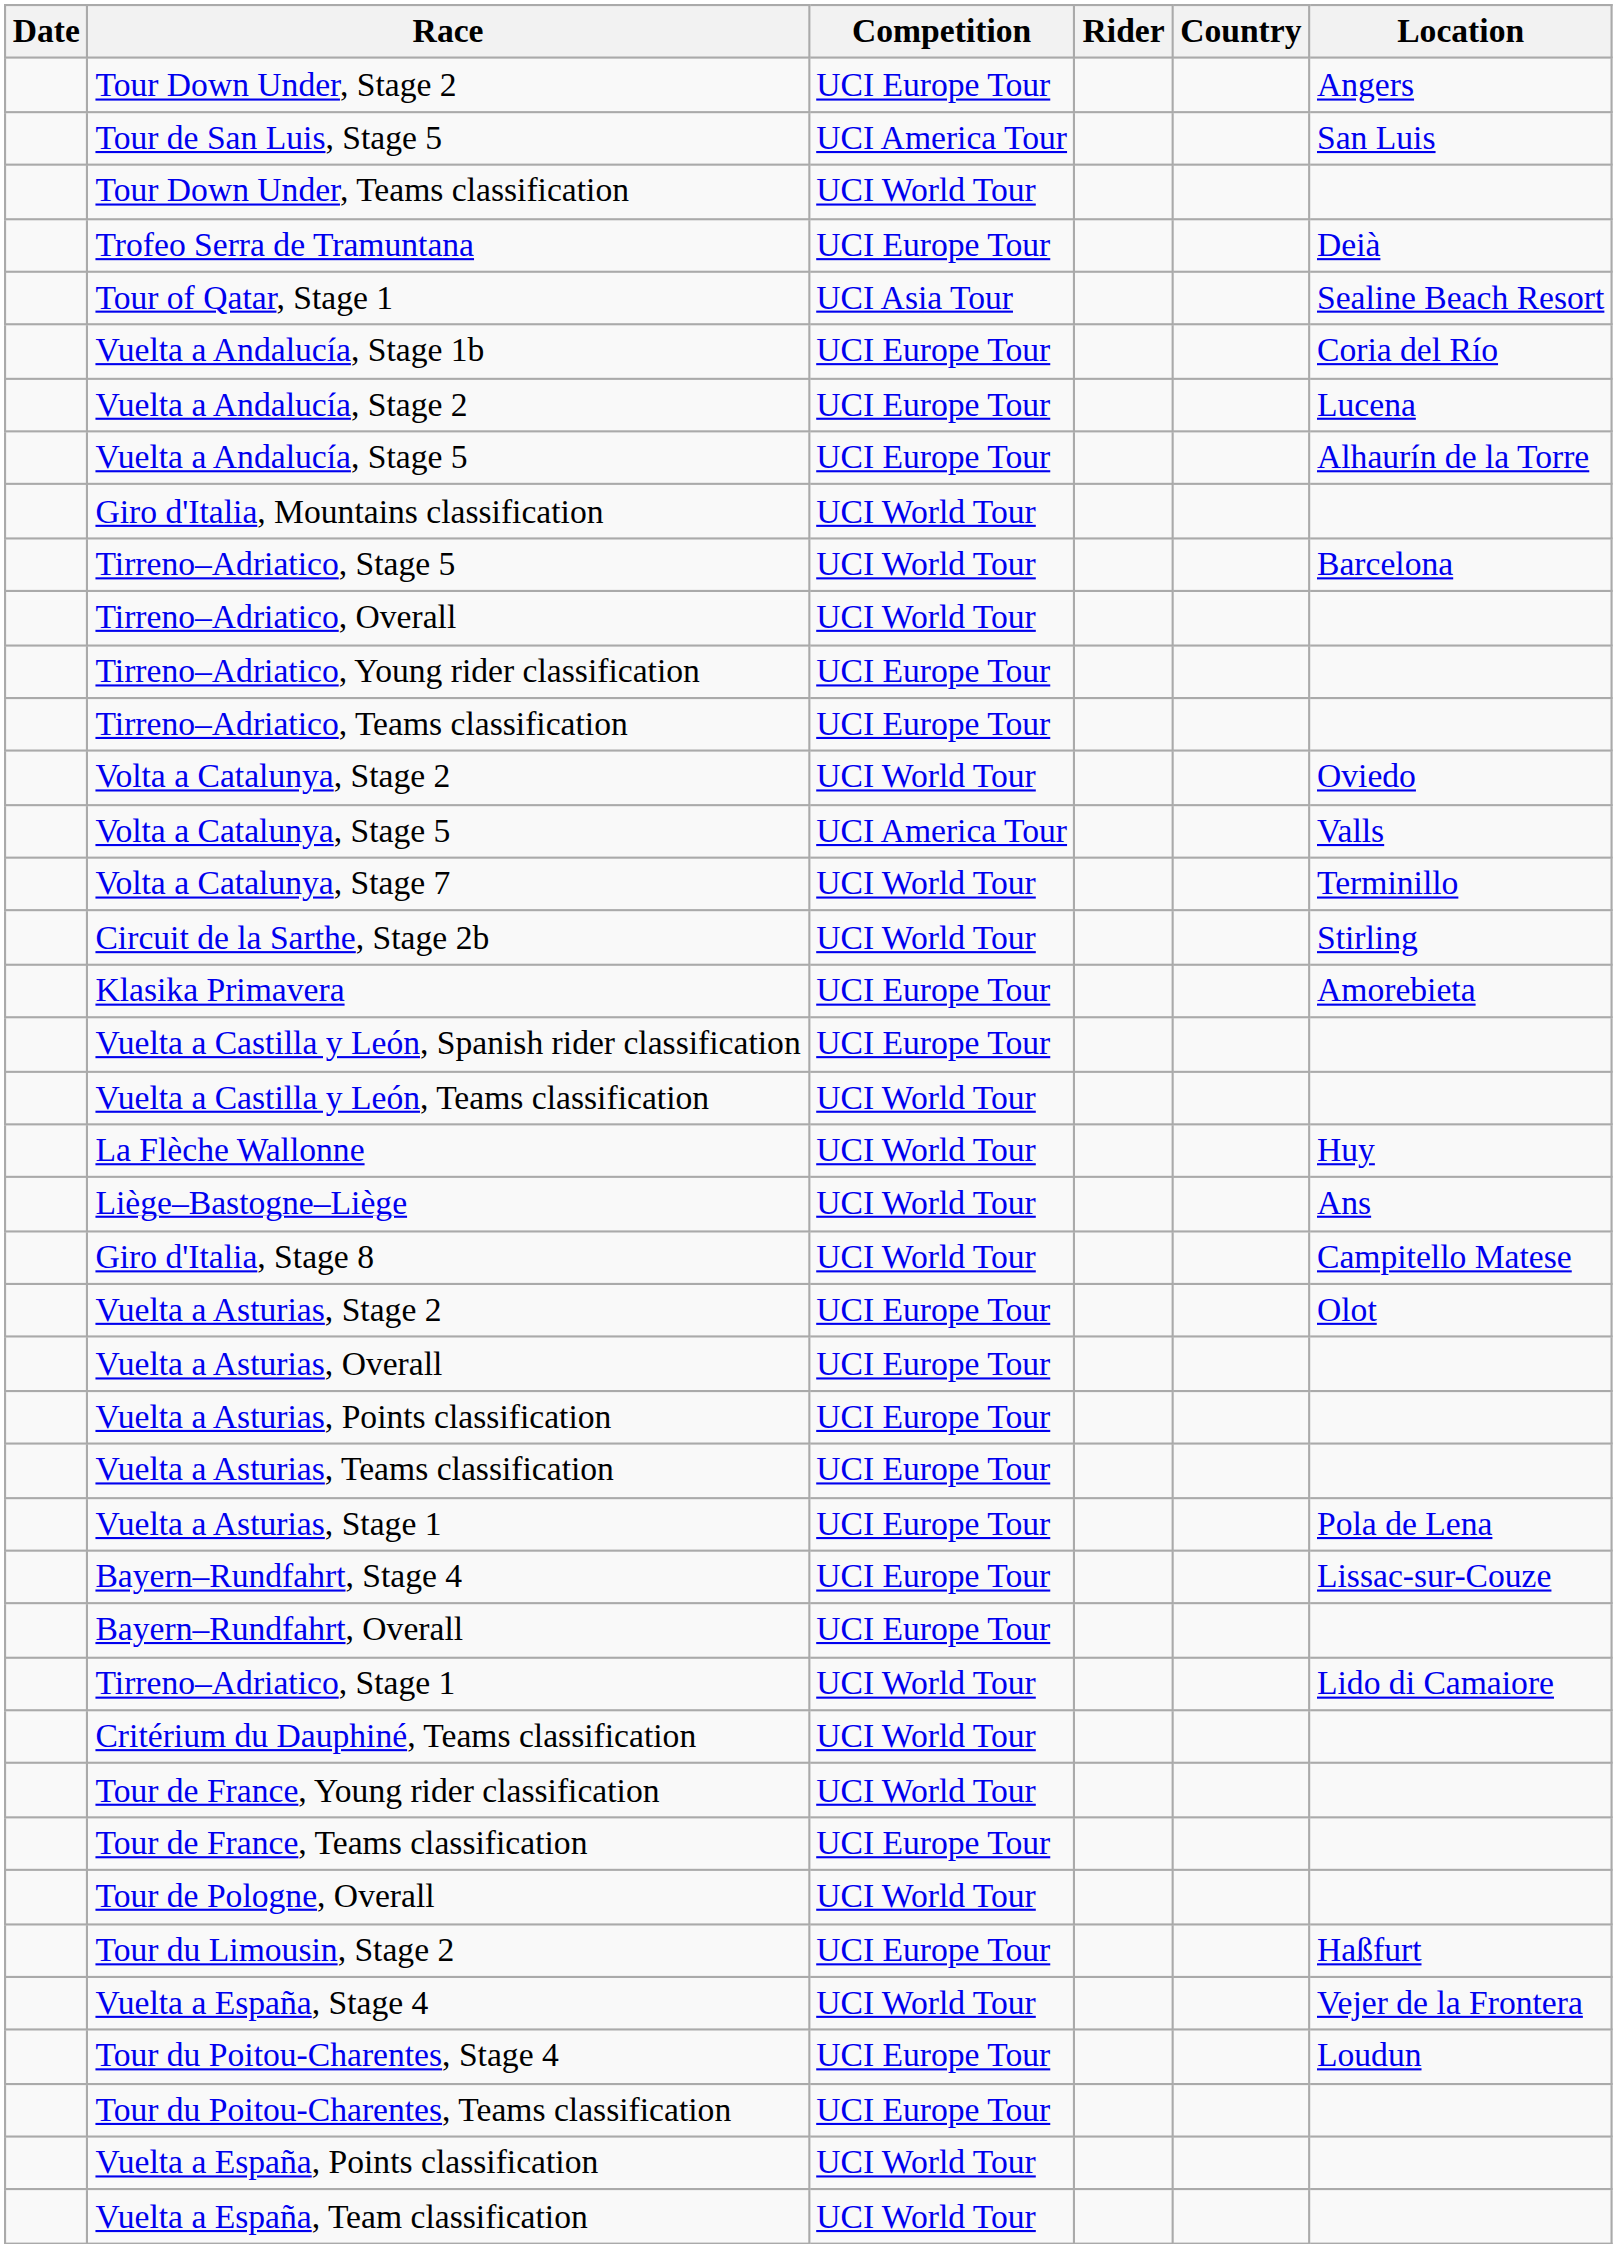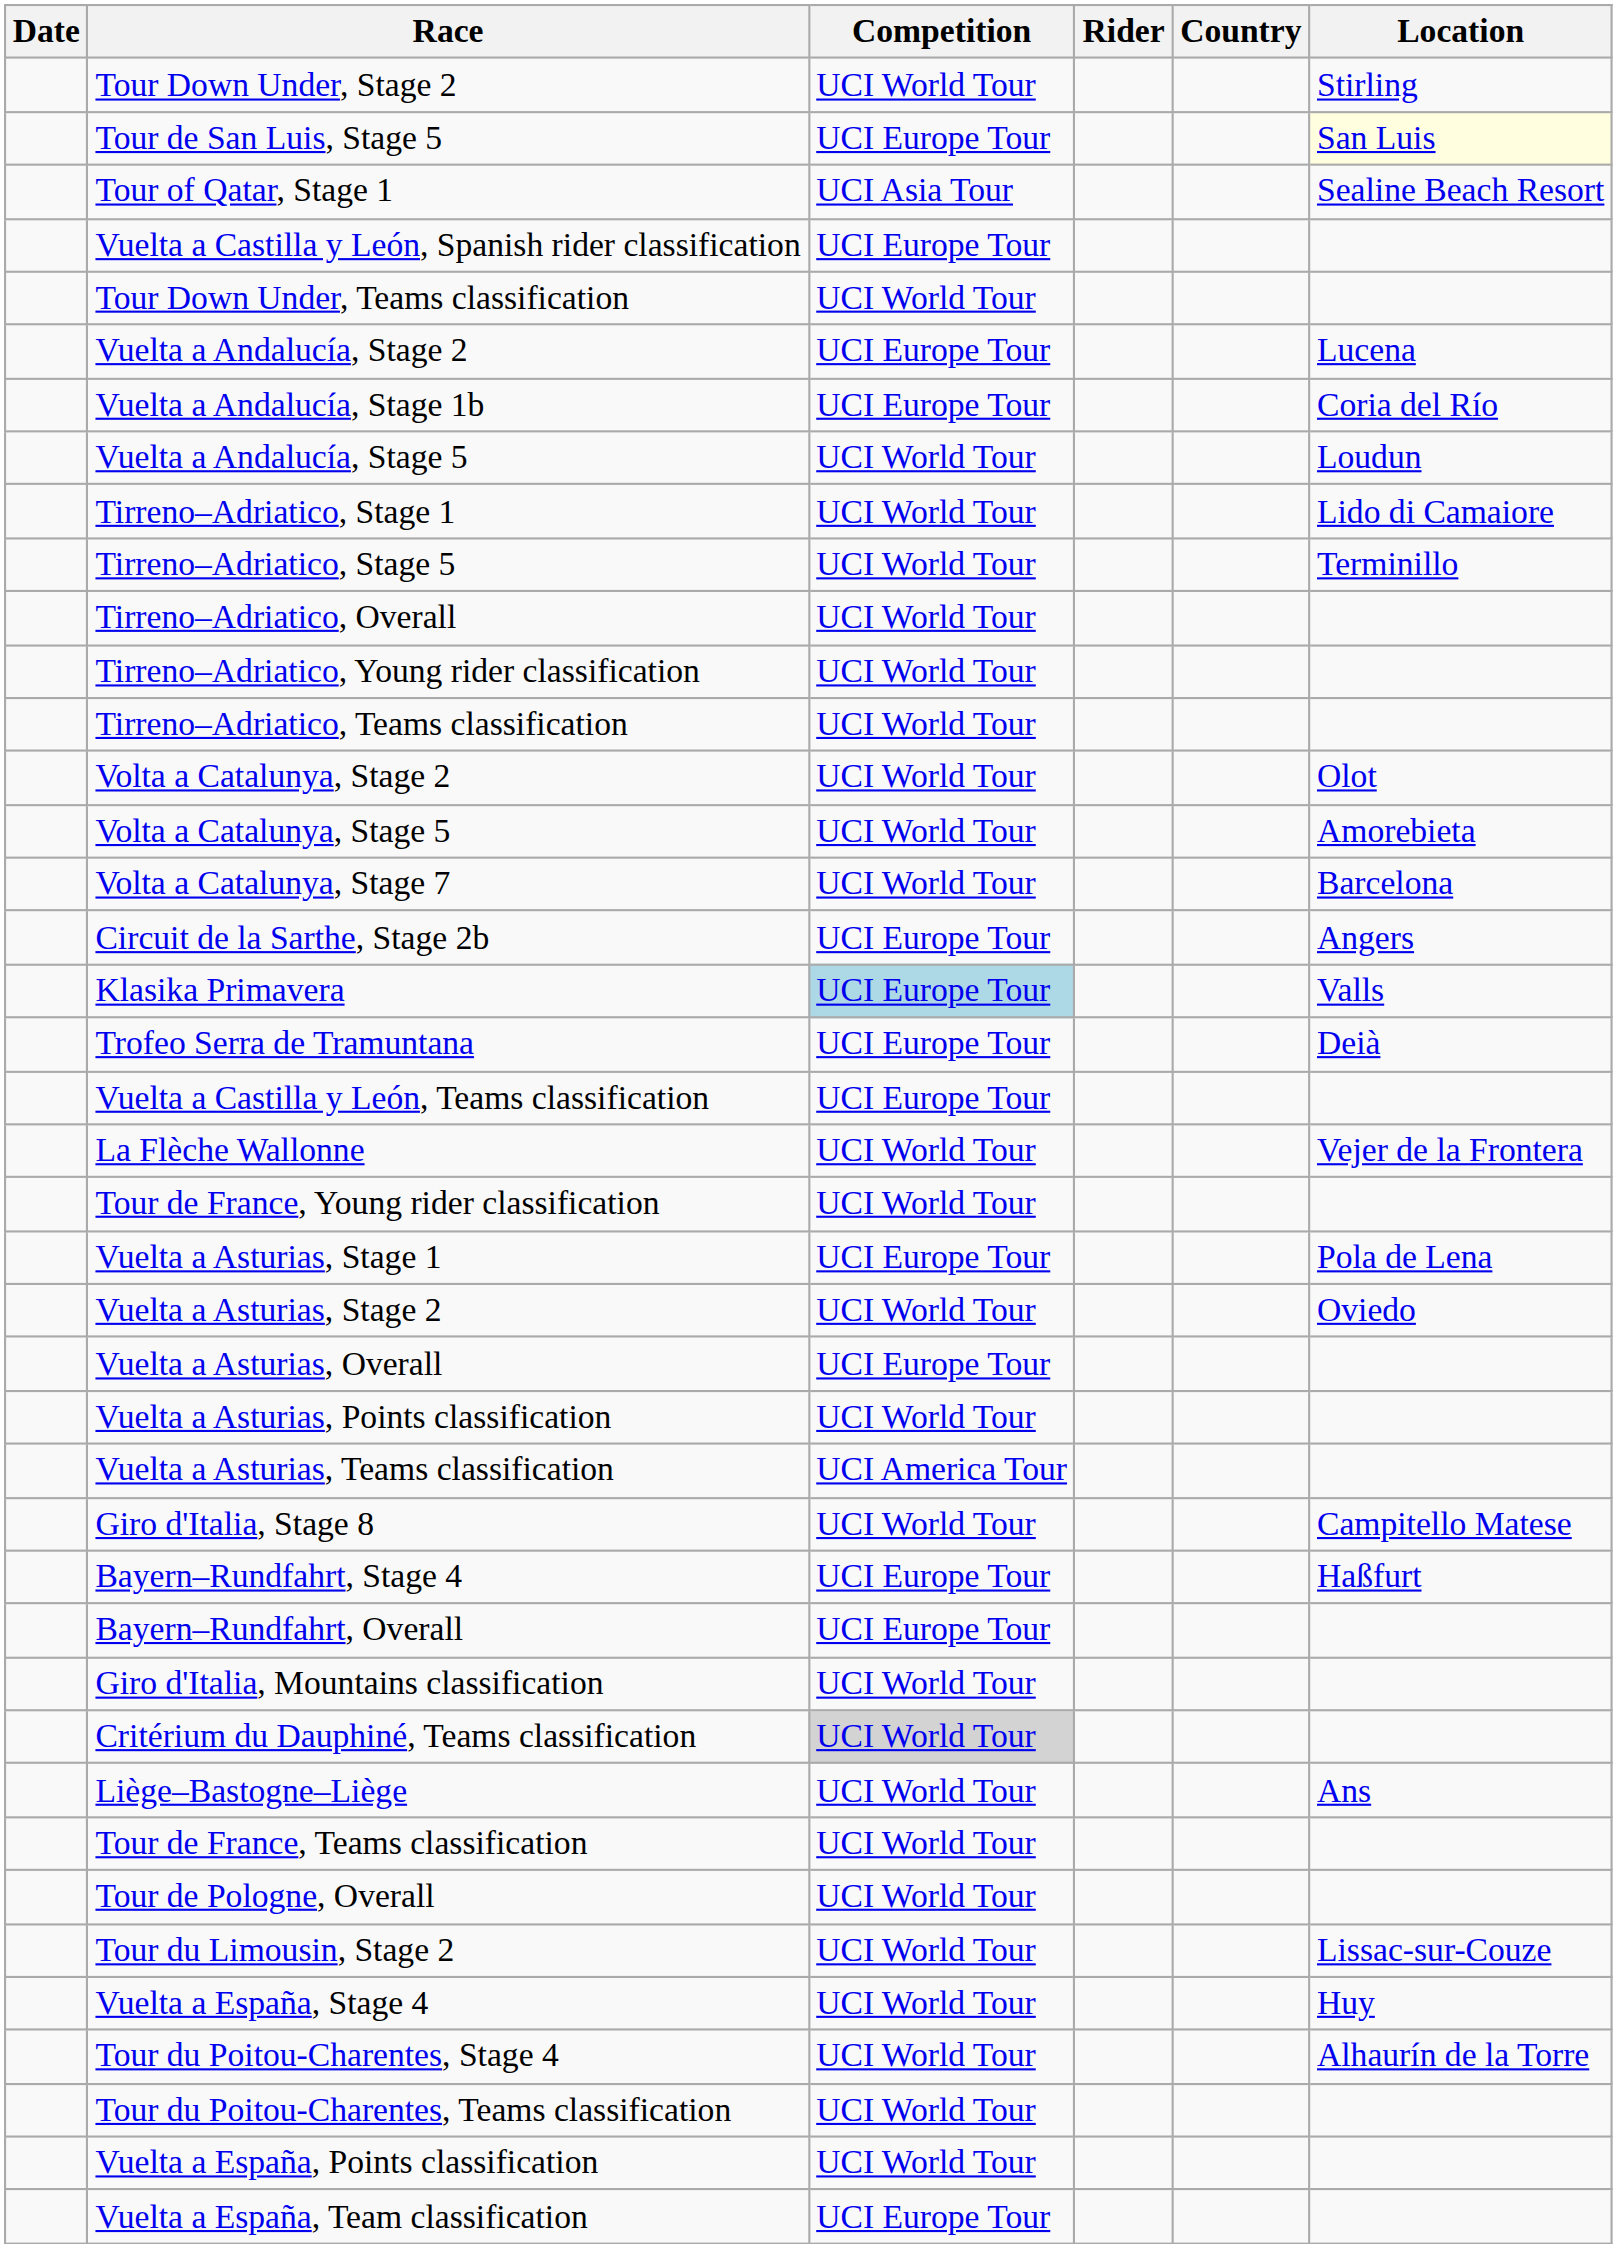(933, 84) UCI Europe Tour -> (926, 84) UCI World Tour
(1366, 84) Angers -> (1367, 84) Stirling
(942, 137) UCI America Tour -> (933, 137) UCI Europe Tour
(1376, 137) no background -> (1376, 137) lightyellow background
rows swapped: (362, 191) <-> (244, 297)
rows swapped: (285, 244) <-> (448, 1043)
rows swapped: (290, 350) <-> (282, 404)
(933, 457) UCI Europe Tour -> (926, 457) UCI World Tour
(1453, 457) Alhaurín de la Torre -> (1369, 457) Loudun
rows swapped: (275, 1683) <-> (349, 510)
(1385, 564) Barcelona -> (1388, 564) Terminillo
(933, 670) UCI Europe Tour -> (926, 670) UCI World Tour
(933, 723) UCI Europe Tour -> (926, 723) UCI World Tour
(1366, 777) Oviedo -> (1347, 777) Olot
(942, 830) UCI America Tour -> (926, 830) UCI World Tour
(1351, 830) Valls -> (1396, 830) Amorebieta
(1388, 883) Terminillo -> (1385, 883) Barcelona
(926, 937) UCI World Tour -> (933, 937) UCI Europe Tour
(1367, 937) Stirling -> (1366, 937) Angers
(933, 990) no background -> (933, 990) lightblue background
(1396, 990) Amorebieta -> (1351, 990) Valls
(926, 1096) UCI World Tour -> (933, 1096) UCI Europe Tour
(1346, 1150) Huy -> (1450, 1150) Vejer de la Frontera
rows swapped: (251, 1203) <-> (377, 1789)
rows swapped: (268, 1523) <-> (235, 1256)
(933, 1310) UCI Europe Tour -> (926, 1310) UCI World Tour
(1347, 1310) Olot -> (1366, 1310) Oviedo
(933, 1416) UCI Europe Tour -> (926, 1416) UCI World Tour
(933, 1469) UCI Europe Tour -> (942, 1469) UCI America Tour
(1434, 1576) Lissac-sur-Couze -> (1369, 1576) Haßfurt
(926, 1736) no background -> (926, 1736) lightgrey background
(933, 1842) UCI Europe Tour -> (926, 1842) UCI World Tour
(933, 1949) UCI Europe Tour -> (926, 1949) UCI World Tour
(1369, 1949) Haßfurt -> (1434, 1949) Lissac-sur-Couze
(1450, 2002) Vejer de la Frontera -> (1346, 2002) Huy
(933, 2056) UCI Europe Tour -> (926, 2056) UCI World Tour
(1369, 2056) Loudun -> (1453, 2056) Alhaurín de la Torre
(933, 2109) UCI Europe Tour -> (926, 2109) UCI World Tour
(926, 2215) UCI World Tour -> (933, 2215) UCI Europe Tour
